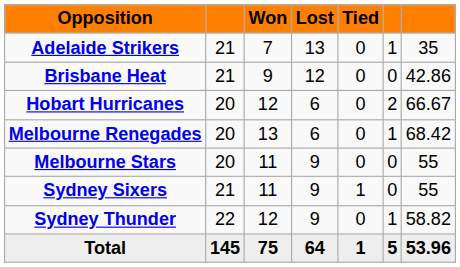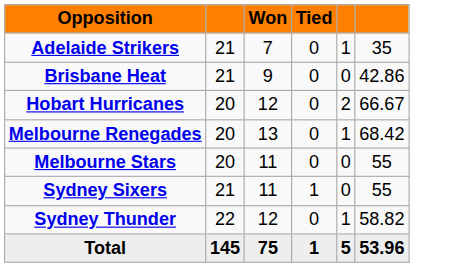- column: (315, 18)
